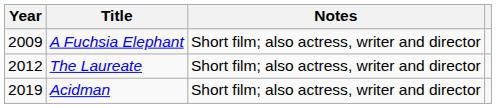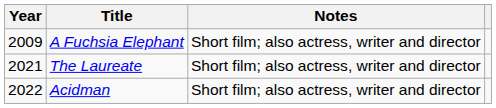(25, 66) 2012 -> (25, 66) 2021
(25, 90) 2019 -> (25, 90) 2022
